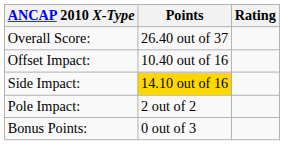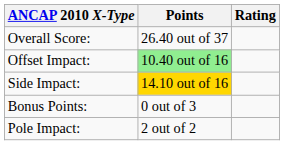(185, 60) no background -> (185, 60) lightgreen background
rows swapped: (44, 106) <-> (47, 128)
